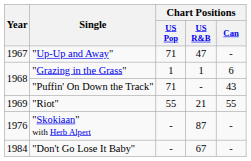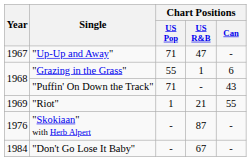(171, 70) 1 -> (171, 70) 55
(171, 103) 55 -> (171, 103) 1
